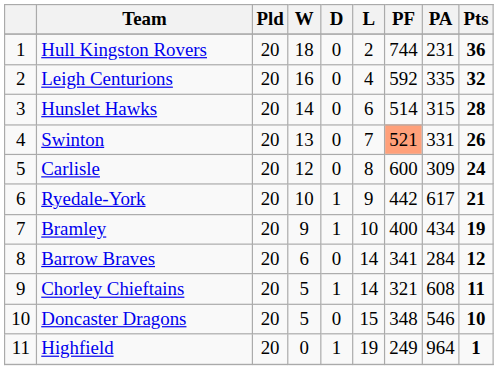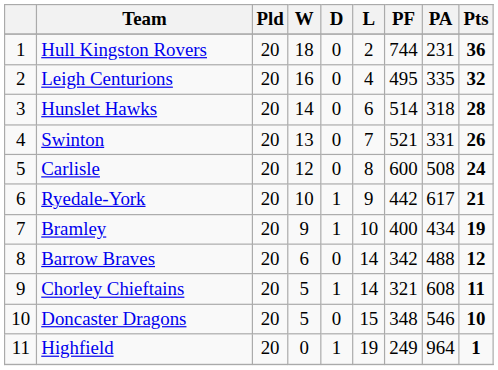(404, 79) 592 -> (404, 79) 495
(441, 109) 315 -> (441, 109) 318
(404, 139) lightsalmon background -> (404, 139) no background
(441, 169) 309 -> (441, 169) 508
(404, 259) 341 -> (404, 259) 342
(441, 259) 284 -> (441, 259) 488
